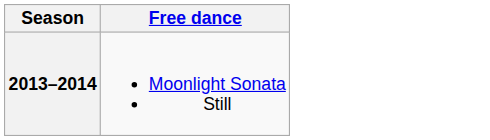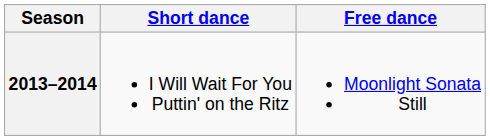+ column: (198, 18)
